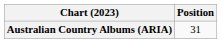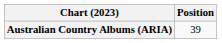(196, 30) 31 -> (196, 30) 39
